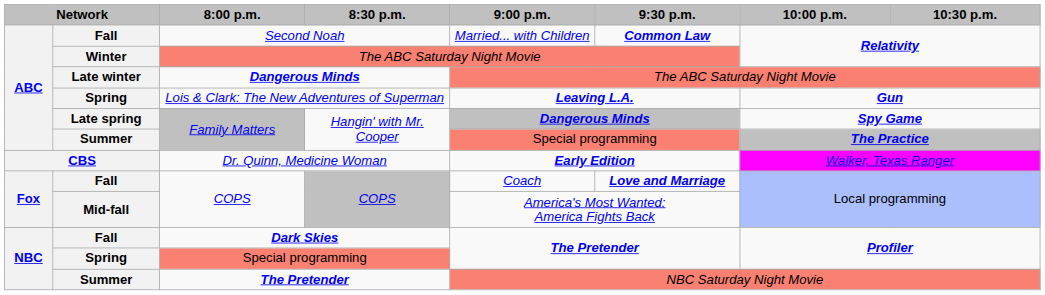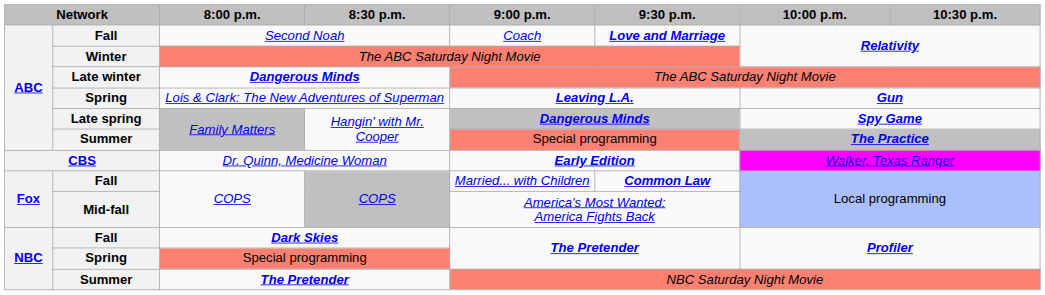(522, 35) Married... with Children -> (522, 35) Coach
(667, 35) Common Law -> (667, 35) Love and Marriage
(522, 181) Coach -> (522, 181) Married... with Children
(667, 181) Love and Marriage -> (667, 181) Common Law
